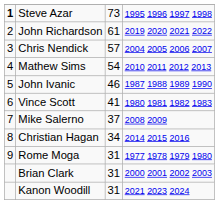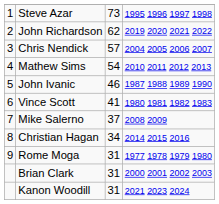(10, 13) bold -> (10, 13) normal
(114, 31) 61 -> (114, 31) 62
